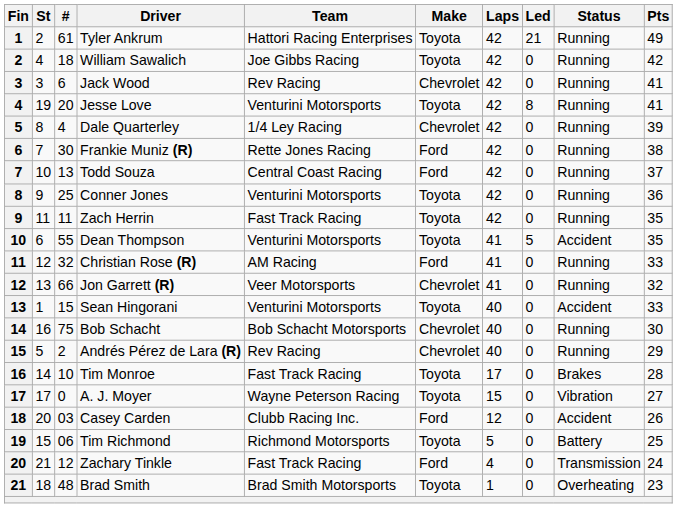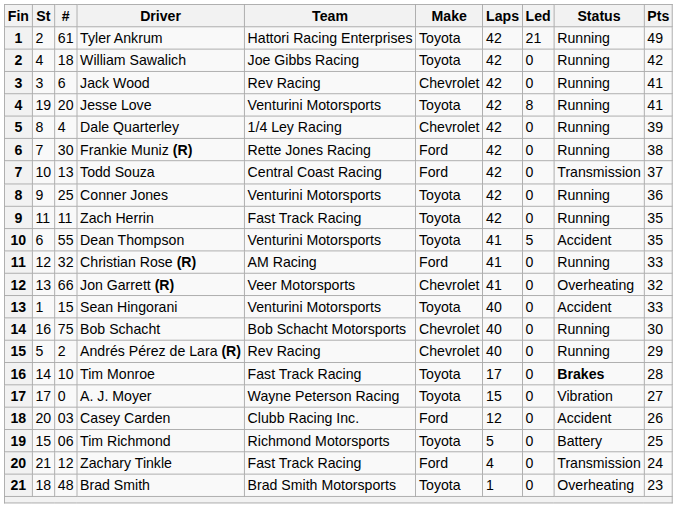(584, 172) Running -> (599, 172) Transmission
(584, 284) Running -> (596, 284) Overheating
(579, 374) normal -> (581, 374) bold
